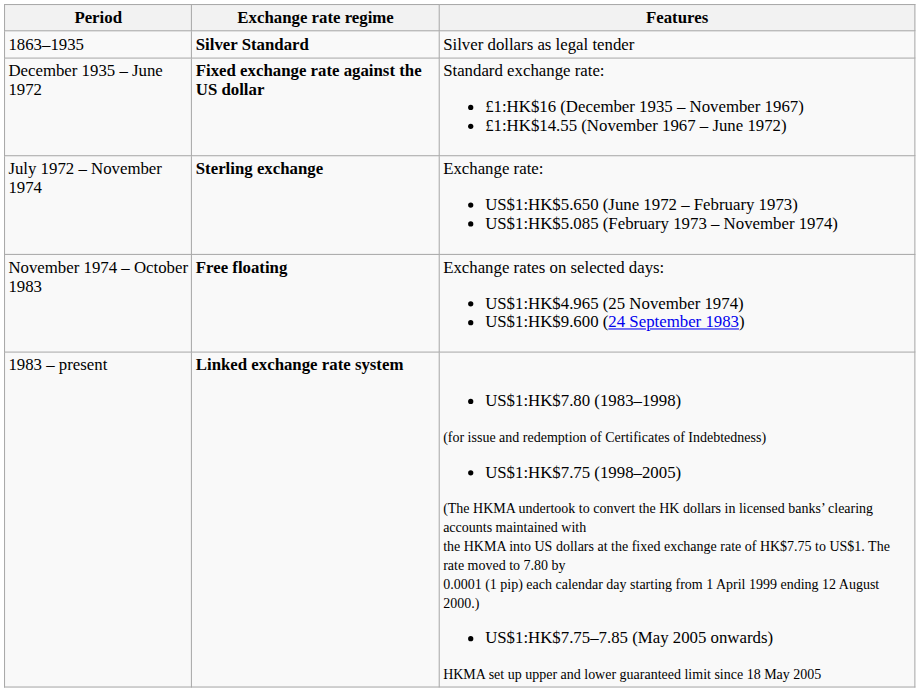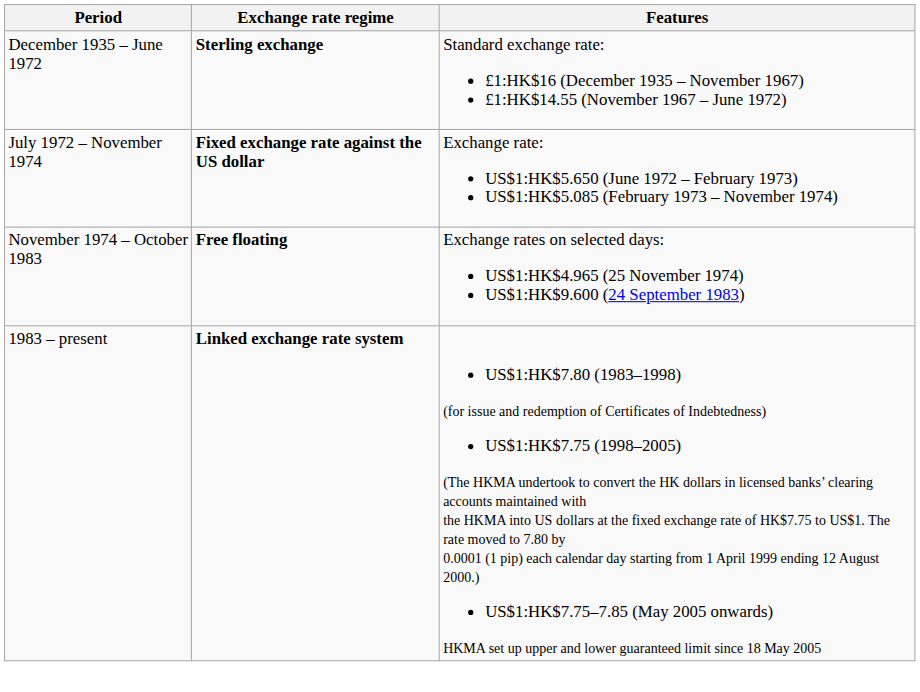- row: (46, 44)
(309, 80) Fixed exchange rate against the US dollar -> (259, 44) Sterling exchange
(259, 169) Sterling exchange -> (309, 151) Fixed exchange rate against the US dollar
